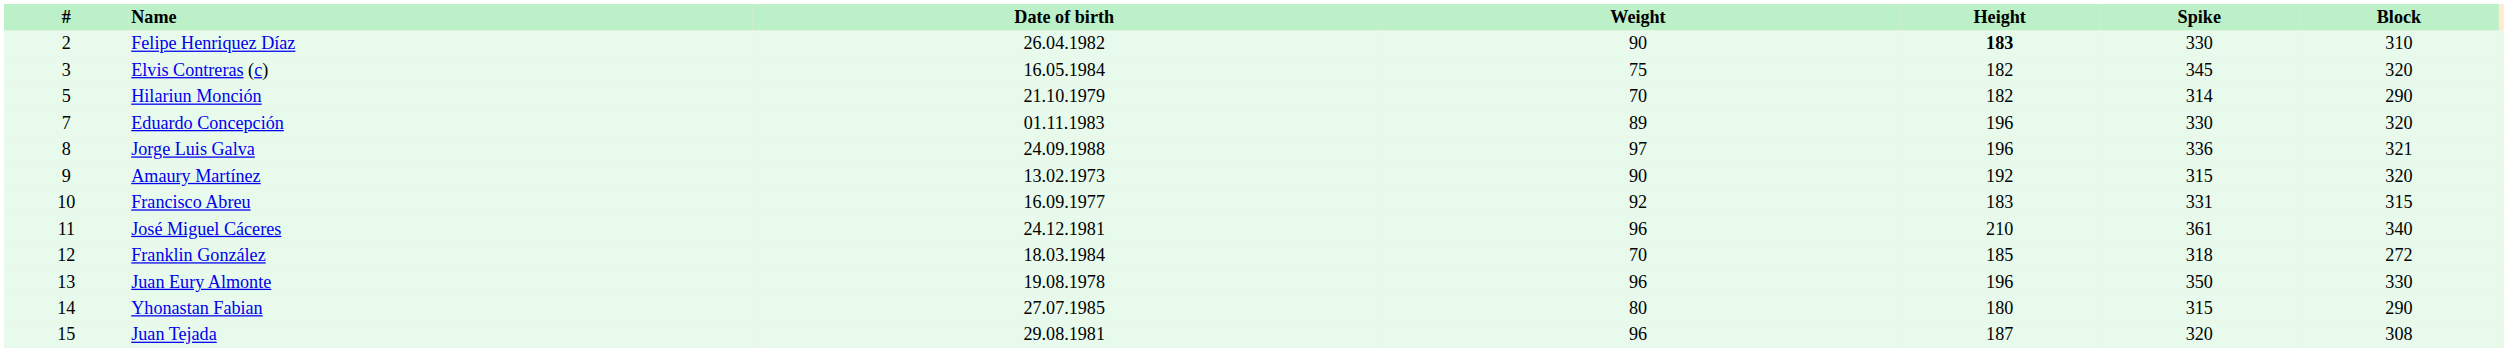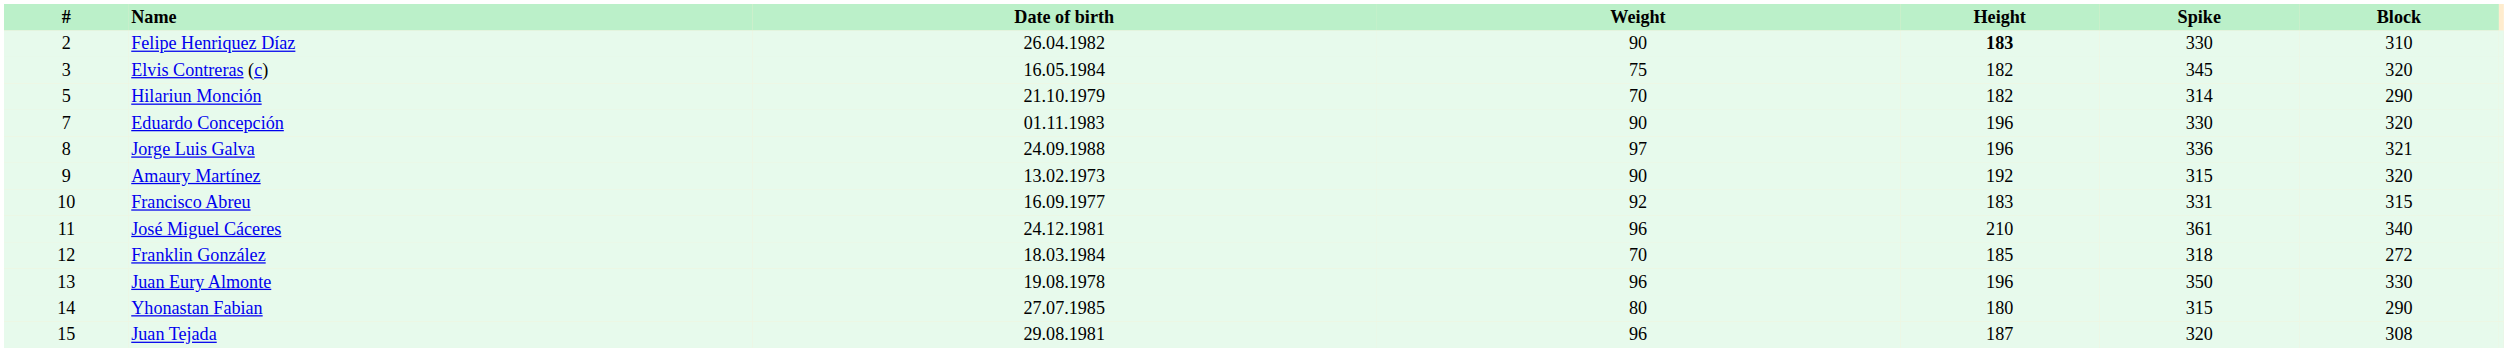(1638, 122) 89 -> (1638, 122) 90
